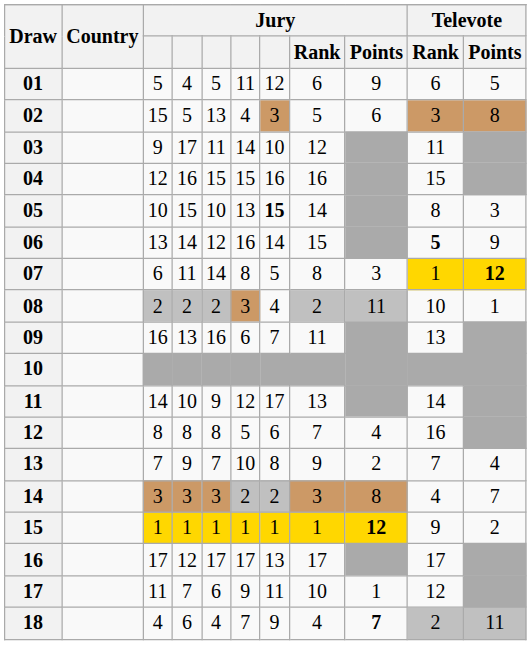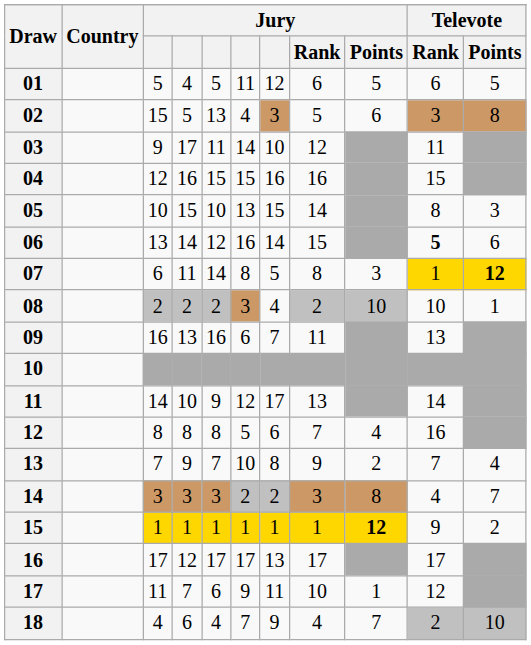(376, 83) 9 -> (376, 83) 5
(275, 210) bold -> (275, 210) normal
(495, 242) 9 -> (495, 242) 6
(376, 305) 11 -> (376, 305) 10
(376, 623) bold -> (376, 623) normal
(495, 623) 11 -> (495, 623) 10
